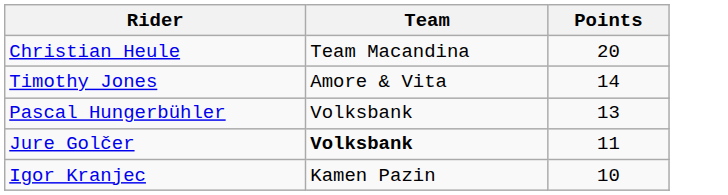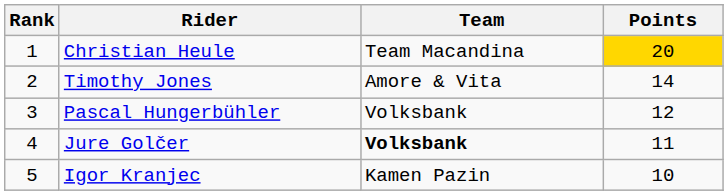+ column: (32, 20)
(608, 51) no background -> (663, 51) gold background
(608, 113) 13 -> (663, 113) 12
